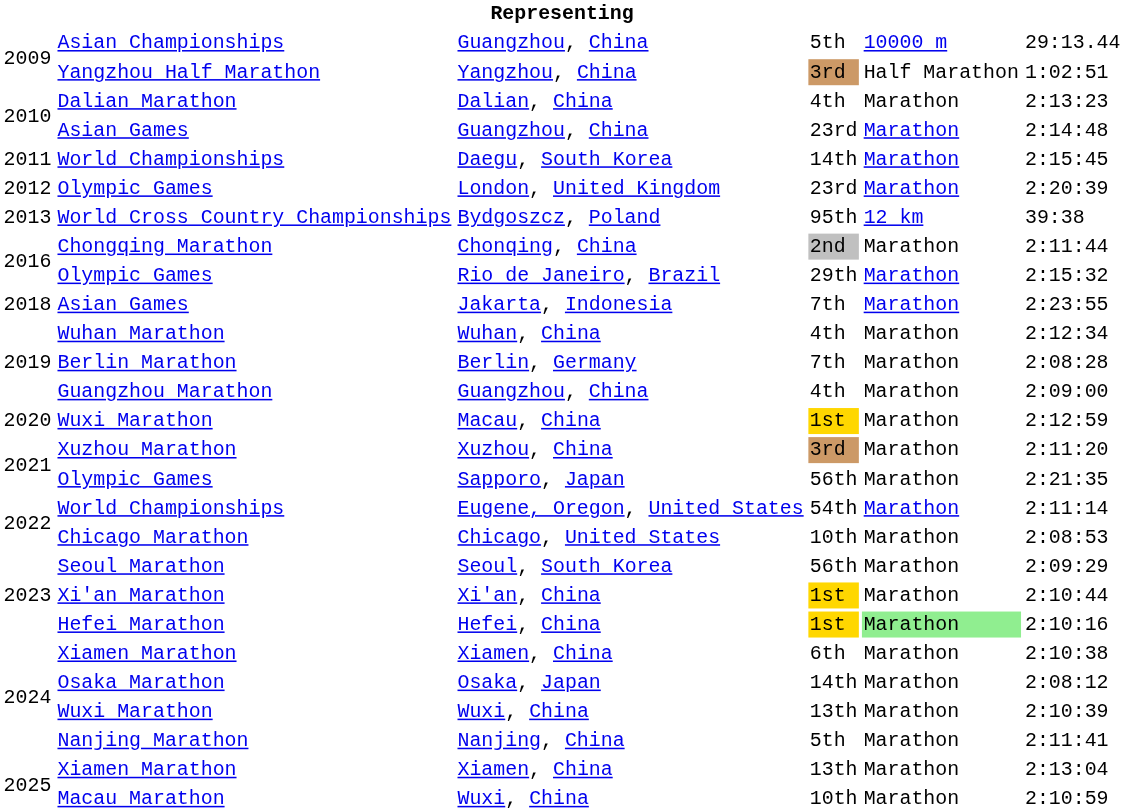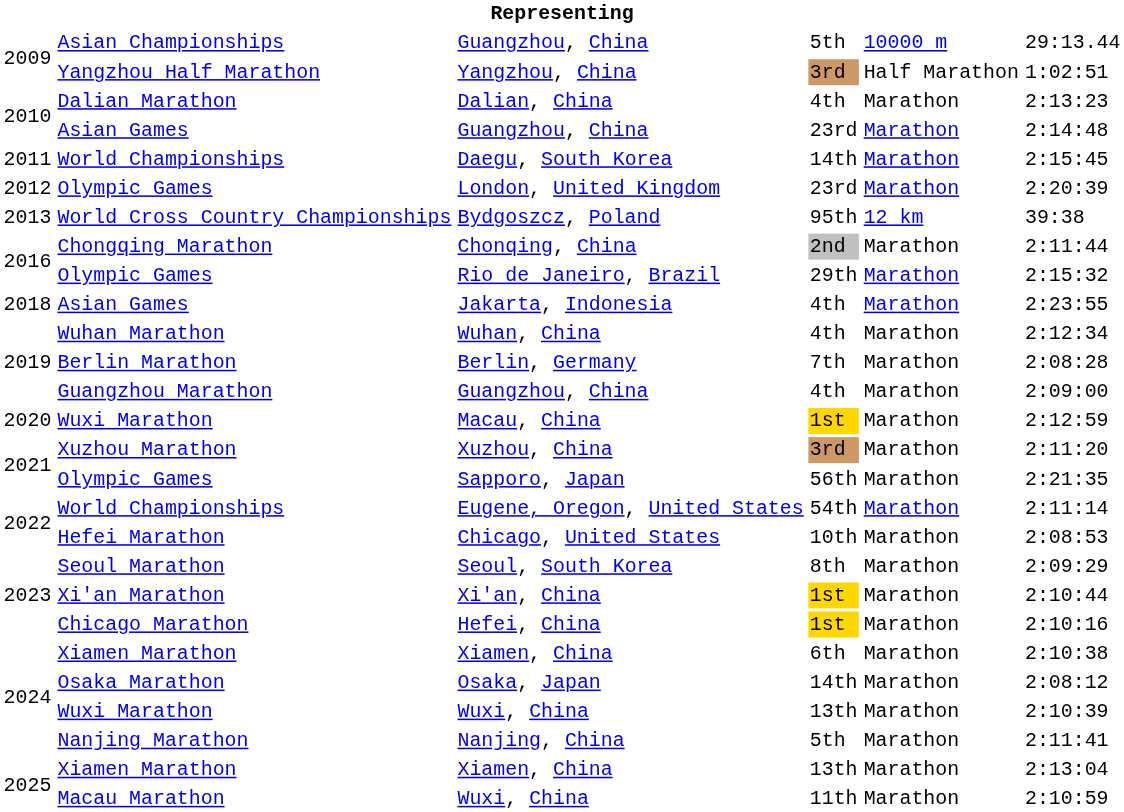(828, 305) 7th -> (828, 305) 4th
(153, 537) Chicago Marathon -> (141, 537) Hefei Marathon
(834, 566) 56th -> (828, 566) 8th
(141, 625) Hefei Marathon -> (153, 625) Chicago Marathon
(911, 625) lightgreen background -> (911, 625) no background
(834, 799) 10th -> (834, 799) 11th
